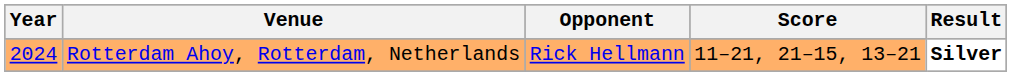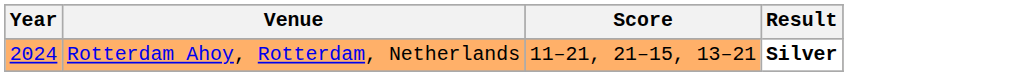- column: (607, 21)
